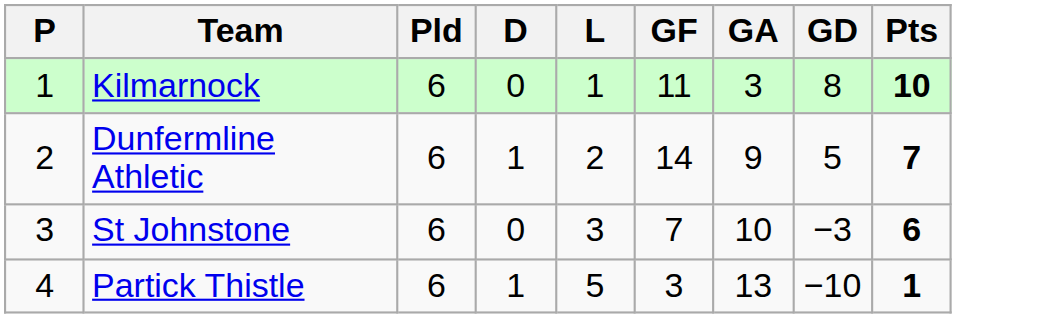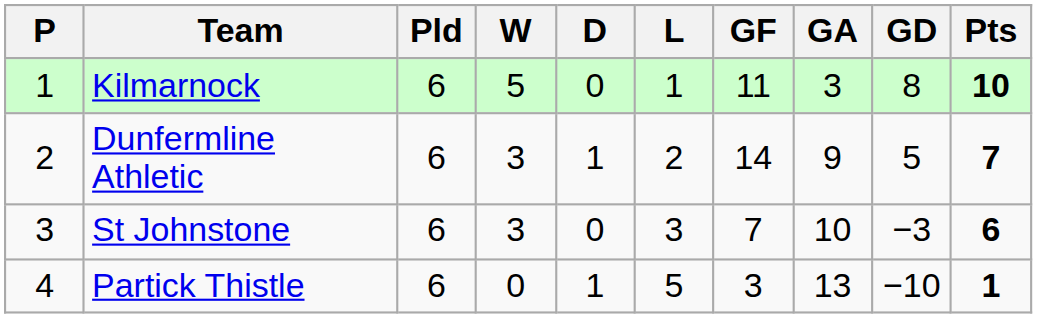+ column: (516, 31)
